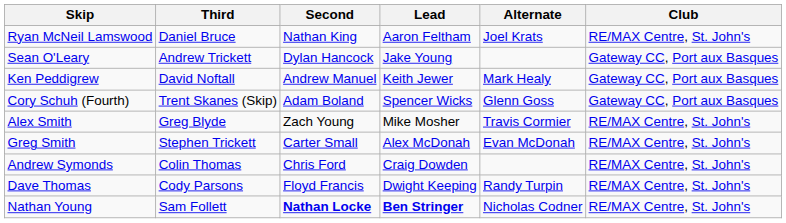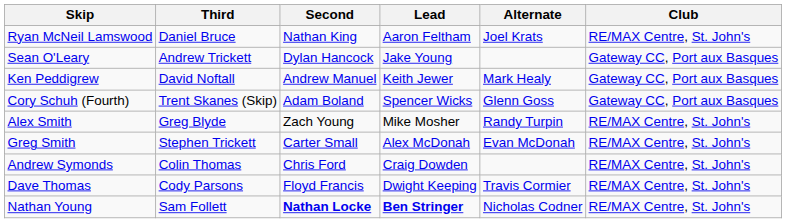(527, 121) Travis Cormier -> (523, 121) Randy Turpin
(523, 185) Randy Turpin -> (527, 185) Travis Cormier
